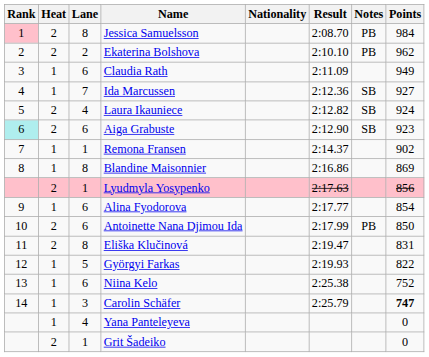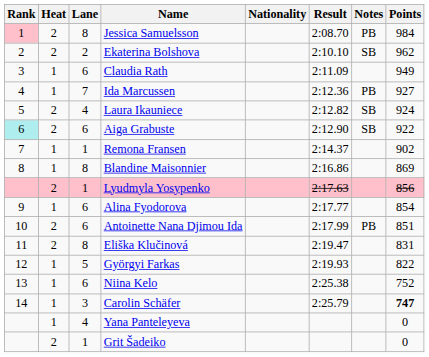(369, 52) PB -> (369, 52) SB
(369, 91) SB -> (369, 91) PB
(405, 129) 923 -> (405, 129) 922
(405, 226) 850 -> (405, 226) 851
